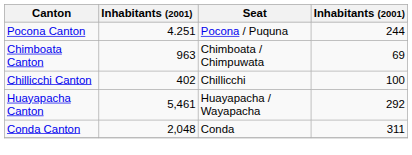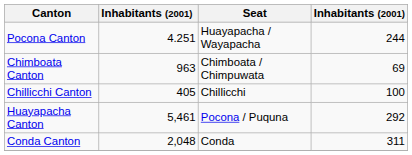(244, 31) Pocona / Puquna -> (236, 37) Huayapacha / Wayapacha
(186, 80) 402 -> (186, 93) 405
(236, 104) Huayapacha / Wayapacha -> (244, 117) Pocona / Puquna
